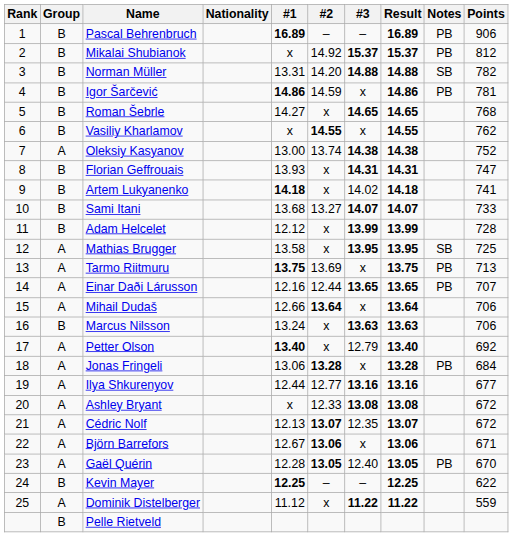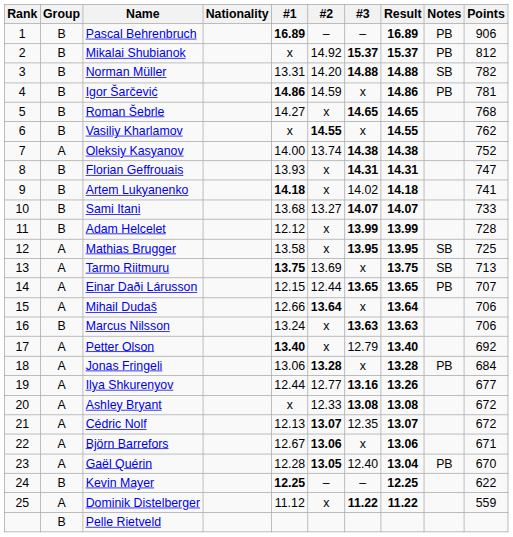(290, 151) 13.00 -> (290, 151) 14.00
(444, 268) PB -> (444, 268) SB
(290, 287) 12.16 -> (290, 287) 12.15
(403, 385) 13.16 -> (403, 385) 13.26
(403, 463) 13.05 -> (403, 463) 13.04
